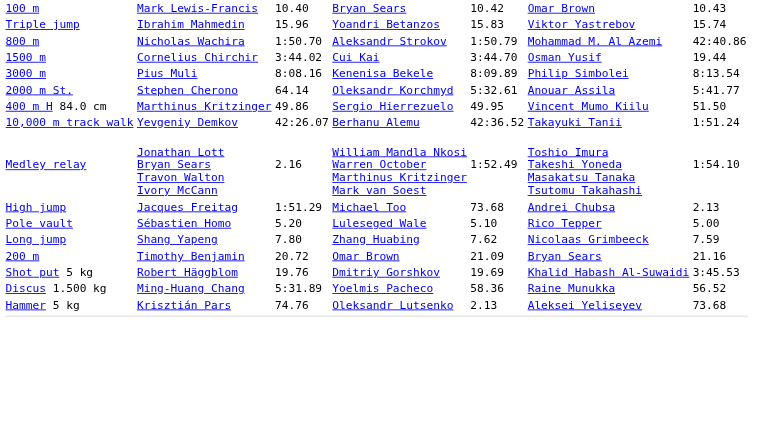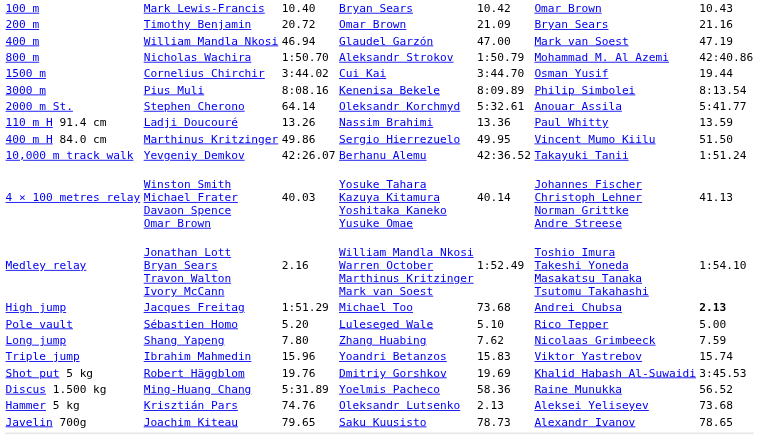rows swapped: (22, 256) <-> (43, 24)
+ row: (22, 41)
+ row: (56, 122)
+ row: (73, 197)
(706, 207) normal -> (713, 307) bold
+ row: (46, 422)
